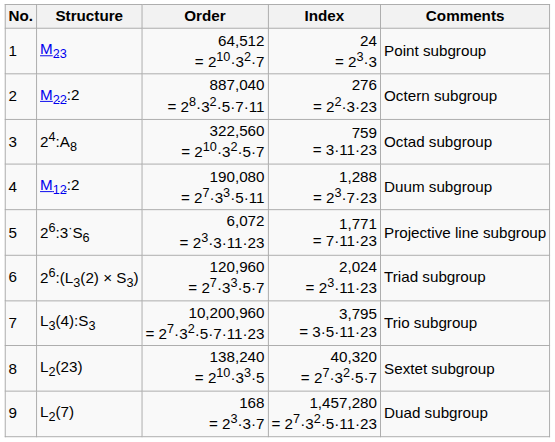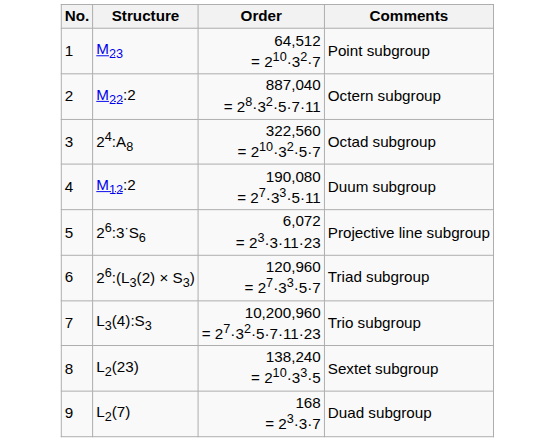- column: (324, 16)
